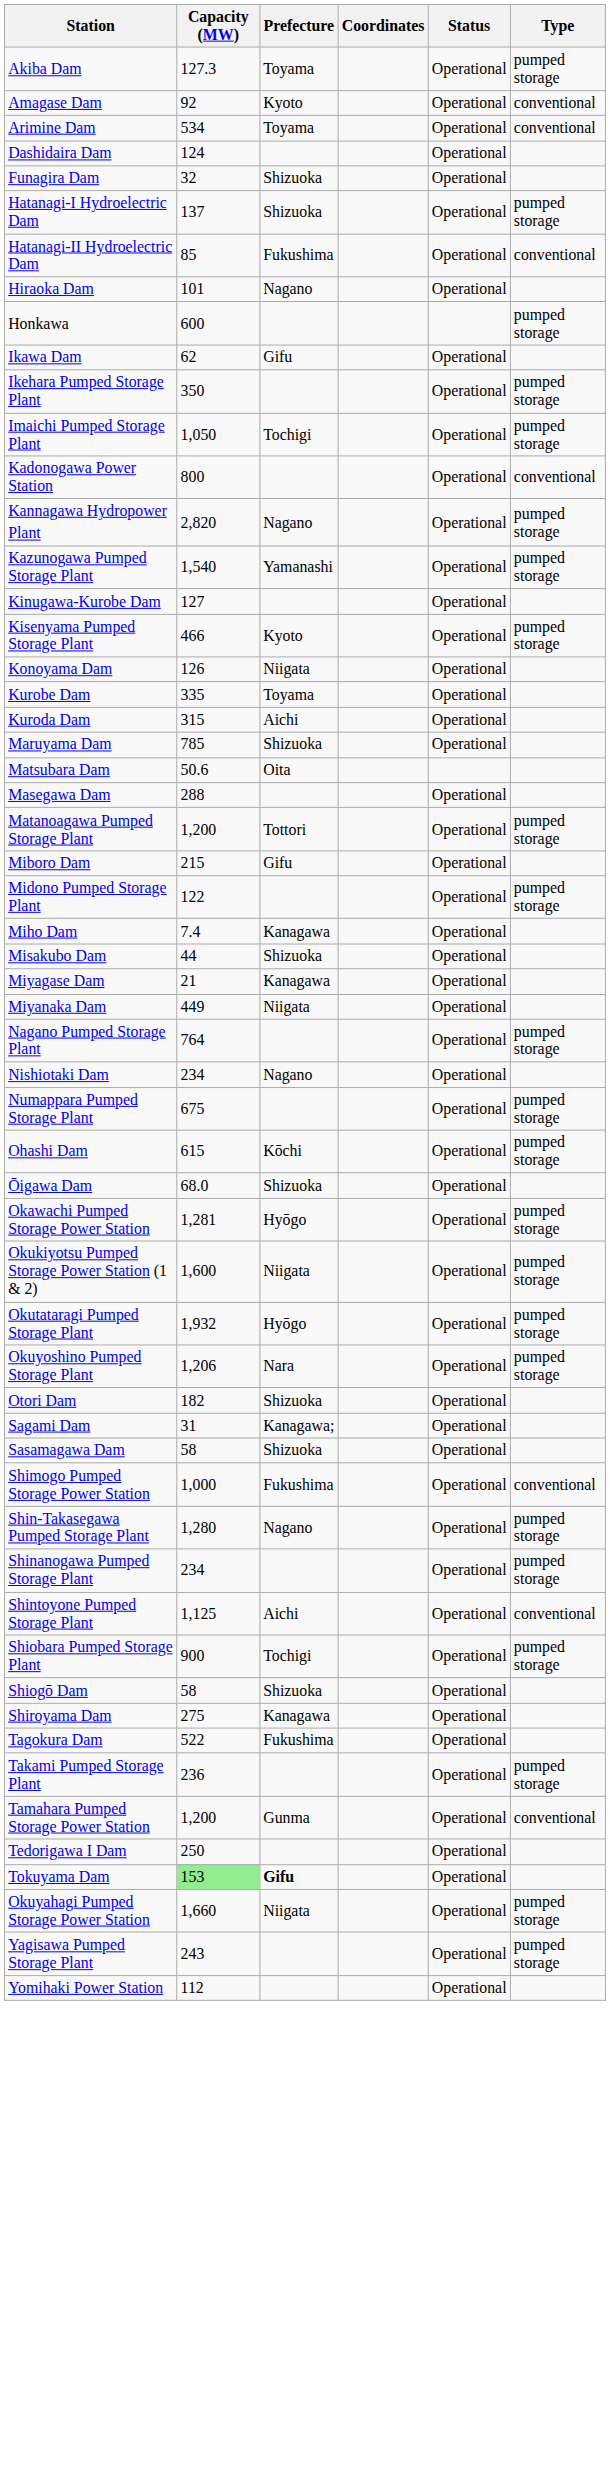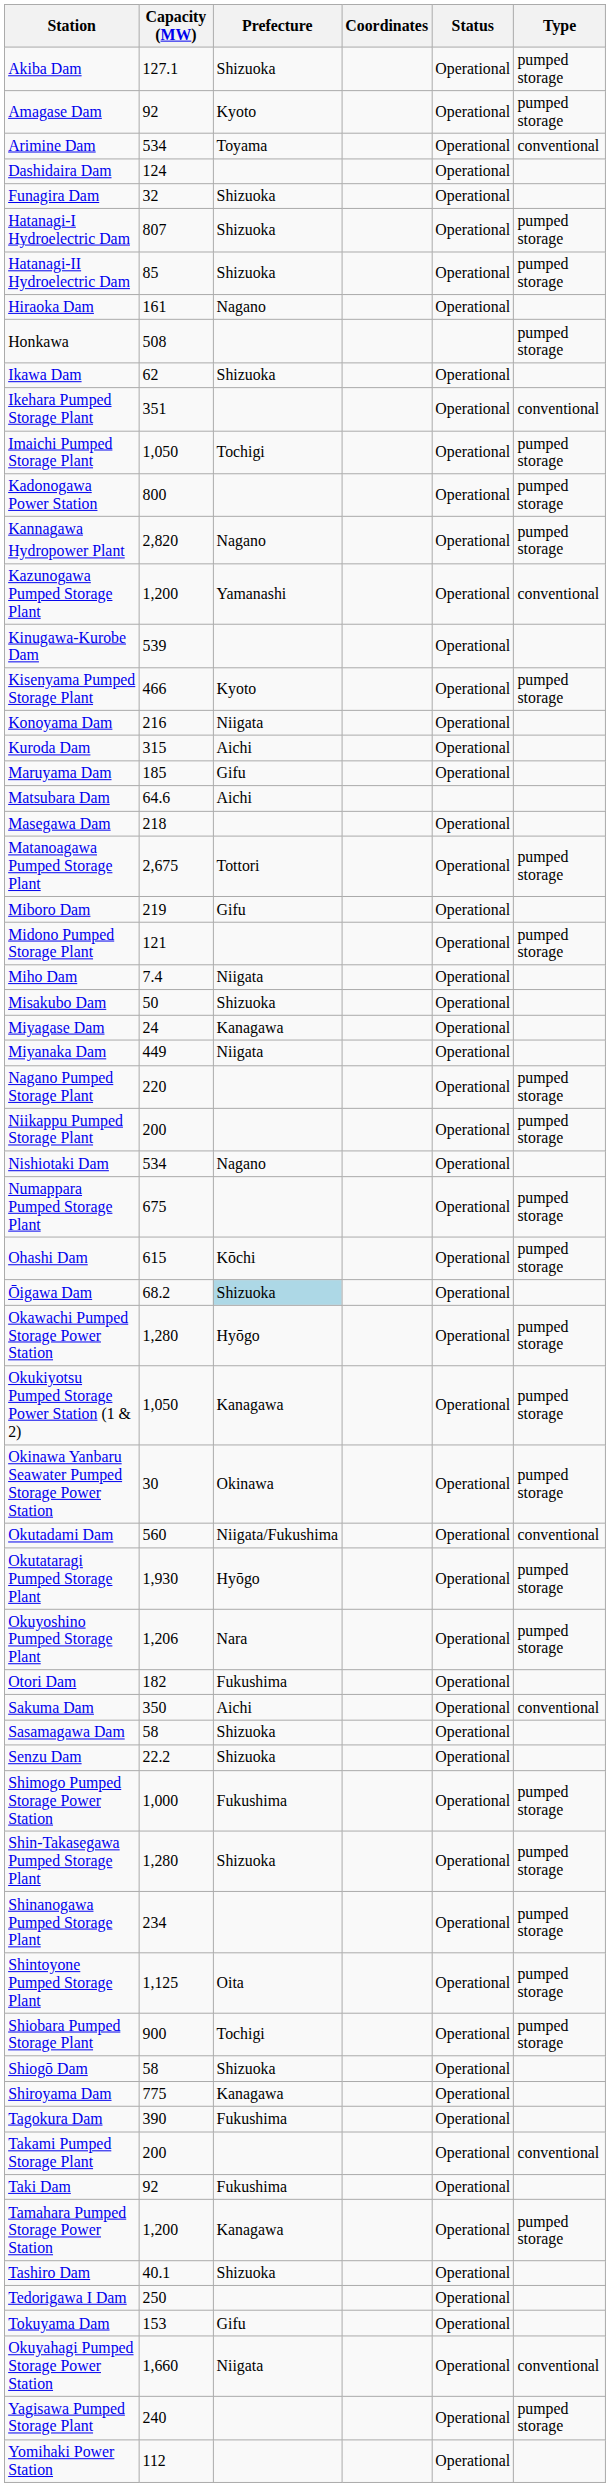(198, 68) 127.3 -> (160, 68) 127.1
(289, 68) Toyama -> (246, 68) Shizuoka
(555, 102) conventional -> (543, 111) pumped storage
(192, 212) 137 -> (154, 230) 807
(298, 255) Fukushima -> (246, 273) Shizuoka
(555, 255) conventional -> (543, 273) pumped storage
(192, 289) 101 -> (154, 307) 161
(192, 323) 600 -> (154, 341) 508
(278, 357) Gifu -> (246, 375) Shizuoka
(192, 391) 350 -> (154, 409) 351
(539, 391) pumped storage -> (558, 409) conventional
(555, 477) conventional -> (543, 495) pumped storage
(198, 567) 1,540 -> (160, 594) 1,200
(539, 567) pumped storage -> (558, 594) conventional
(192, 601) 127 -> (154, 646) 539
(192, 669) 126 -> (154, 723) 216
- row: (49, 694)
(192, 744) 785 -> (154, 773) 185
(293, 744) Shizuoka -> (231, 773) Gifu
(194, 770) 50.6 -> (156, 798) 64.6
(277, 770) Oita -> (234, 798) Aichi
(192, 795) 288 -> (154, 823) 218
(198, 829) 1,200 -> (160, 866) 2,675
(192, 863) 215 -> (154, 909) 219
(192, 897) 122 -> (154, 943) 121
(297, 931) Kanagawa -> (240, 977) Niigata
(189, 956) 44 -> (150, 1002) 50
(189, 981) 21 -> (150, 1027) 24
(192, 1040) 764 -> (154, 1086) 220
+ row: (66, 1129)
(192, 1074) 234 -> (154, 1163) 534
(194, 1185) 68.0 -> (156, 1292) 68.2
(293, 1185) no background -> (246, 1292) lightblue background
(198, 1219) 1,281 -> (160, 1335) 1,280
(198, 1271) 1,600 -> (160, 1405) 1,050
(287, 1271) Niigata -> (250, 1405) Kanagawa
+ row: (65, 1483)
+ row: (61, 1535)
(198, 1323) 1,932 -> (160, 1578) 1,930
(293, 1400) Shizuoka -> (252, 1682) Fukushima
- row: (49, 1425)
+ row: (51, 1707)
+ row: (45, 1757)
(555, 1484) conventional -> (543, 1800) pumped storage
(288, 1527) Nagano -> (246, 1861) Shizuoka
(281, 1613) Aichi -> (230, 1982) Oita
(555, 1613) conventional -> (543, 1982) pumped storage
(192, 1715) 275 -> (154, 2093) 775
(192, 1740) 522 -> (154, 2119) 390
(192, 1774) 236 -> (154, 2153) 200
(539, 1774) pumped storage -> (558, 2153) conventional
+ row: (39, 2187)
(287, 1817) Gunma -> (250, 2230) Kanagawa
(555, 1817) conventional -> (543, 2230) pumped storage
+ row: (49, 2272)
(192, 1876) lightgreen background -> (154, 2323) no background
(279, 1876) bold -> (231, 2323) normal
(539, 1910) pumped storage -> (558, 2366) conventional
(192, 1953) 243 -> (154, 2418) 240
